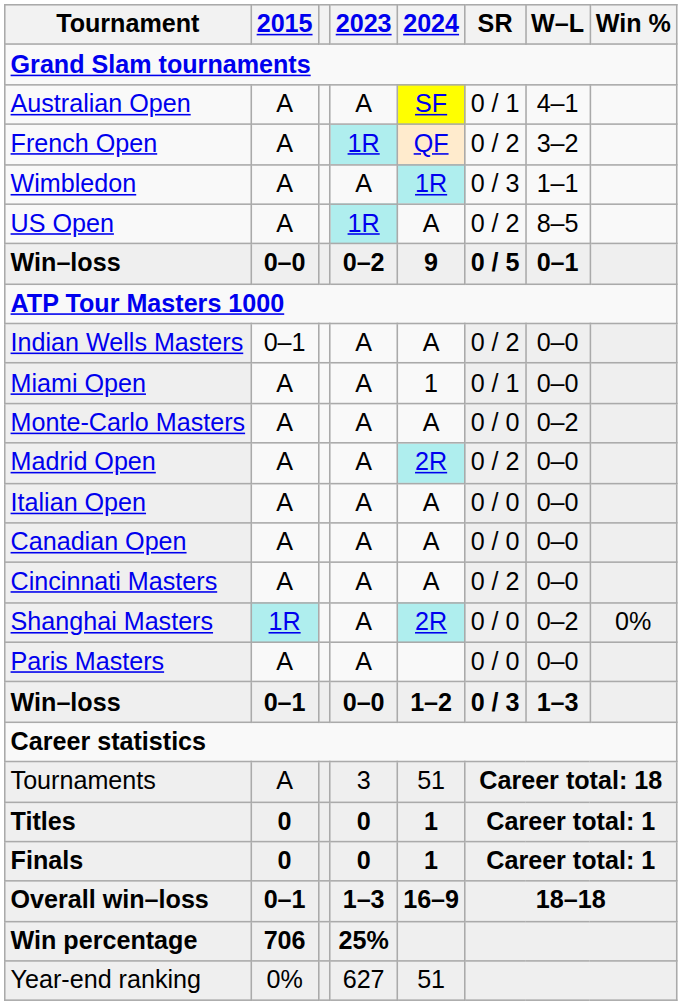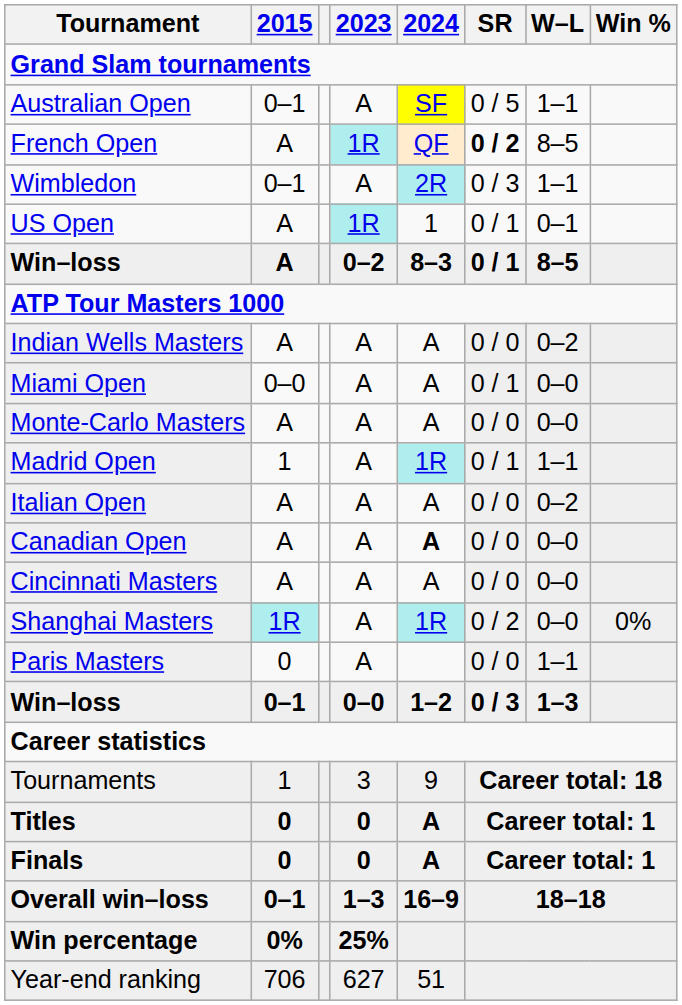(285, 104) A -> (285, 104) 0–1
(495, 104) 0 / 1 -> (495, 104) 0 / 5
(558, 104) 4–1 -> (558, 104) 1–1
(495, 143) normal -> (495, 143) bold
(558, 143) 3–2 -> (558, 143) 8–5
(285, 183) A -> (285, 183) 0–1
(431, 183) 1R -> (431, 183) 2R
(431, 223) A -> (431, 223) 1
(495, 223) 0 / 2 -> (495, 223) 0 / 1
(558, 223) 8–5 -> (558, 223) 0–1
(285, 263) 0–0 -> (285, 263) A
(431, 263) 9 -> (431, 263) 8–3
(495, 263) 0 / 5 -> (495, 263) 0 / 1
(558, 263) 0–1 -> (558, 263) 8–5
(285, 343) 0–1 -> (285, 343) A
(495, 343) 0 / 2 -> (495, 343) 0 / 0
(558, 343) 0–0 -> (558, 343) 0–2
(285, 382) A -> (285, 382) 0–0
(431, 382) 1 -> (431, 382) A
(558, 422) 0–2 -> (558, 422) 0–0
(285, 462) A -> (285, 462) 1
(431, 462) 2R -> (431, 462) 1R
(495, 462) 0 / 2 -> (495, 462) 0 / 1
(558, 462) 0–0 -> (558, 462) 1–1
(558, 502) 0–0 -> (558, 502) 0–2
(431, 542) normal -> (431, 542) bold
(495, 582) 0 / 2 -> (495, 582) 0 / 0
(431, 622) 2R -> (431, 622) 1R
(495, 622) 0 / 0 -> (495, 622) 0 / 2
(558, 622) 0–2 -> (558, 622) 0–0
(285, 661) A -> (285, 661) 0
(558, 661) 0–0 -> (558, 661) 1–1
(285, 781) A -> (285, 781) 1
(431, 781) 51 -> (431, 781) 9
(431, 821) 1 -> (431, 821) A
(431, 861) 1 -> (431, 861) A
(285, 940) 706 -> (285, 940) 0%
(285, 980) 0% -> (285, 980) 706
